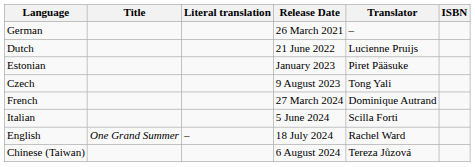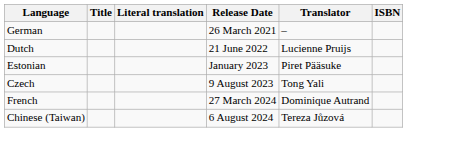- row: (21, 118)
- row: (24, 135)
